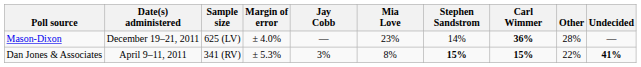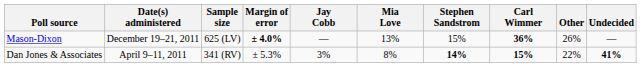(267, 39) normal -> (267, 39) bold
(390, 39) 23% -> (390, 39) 13%
(457, 39) 14% -> (457, 39) 15%
(572, 39) 28% -> (572, 39) 26%
(457, 54) 15% -> (457, 54) 14%
